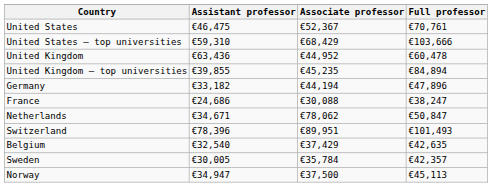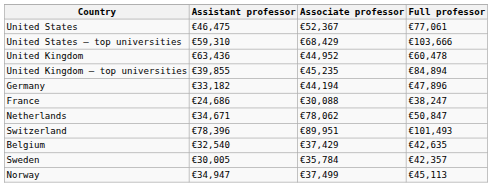(428, 27) €70,761 -> (428, 27) €77,061
(319, 175) €37,500 -> (319, 175) €37,499
